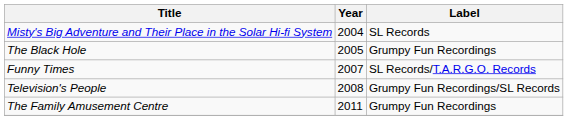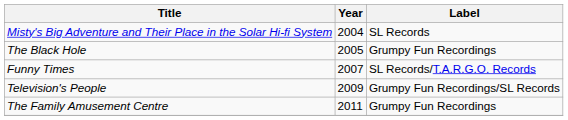(351, 87) 2008 -> (351, 87) 2009
